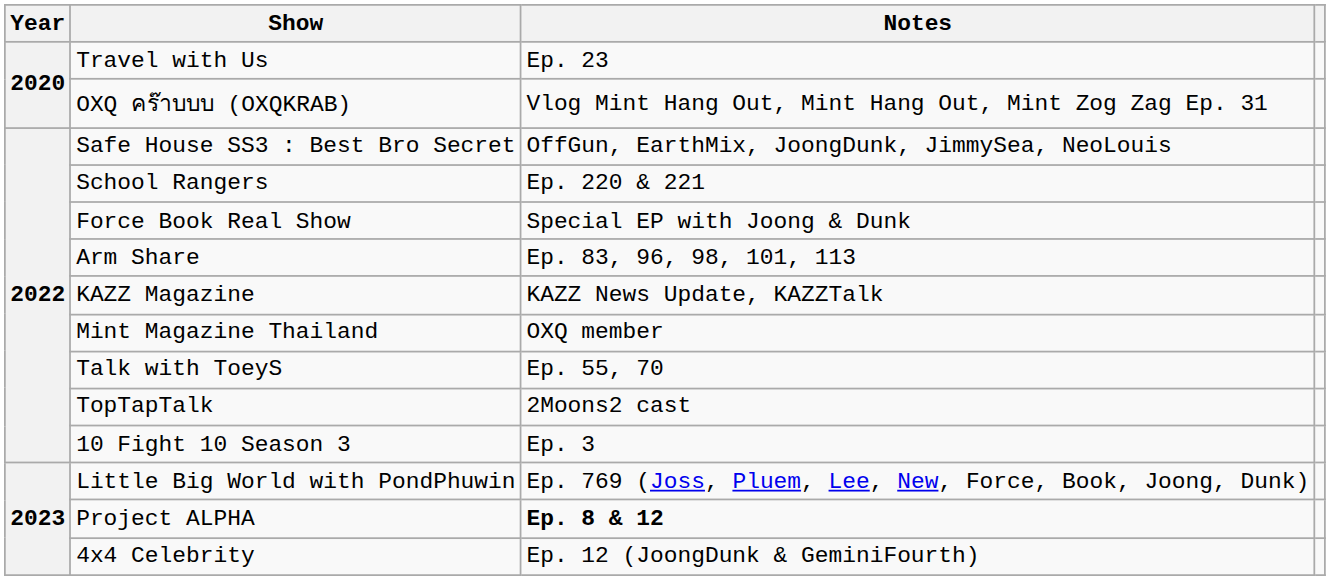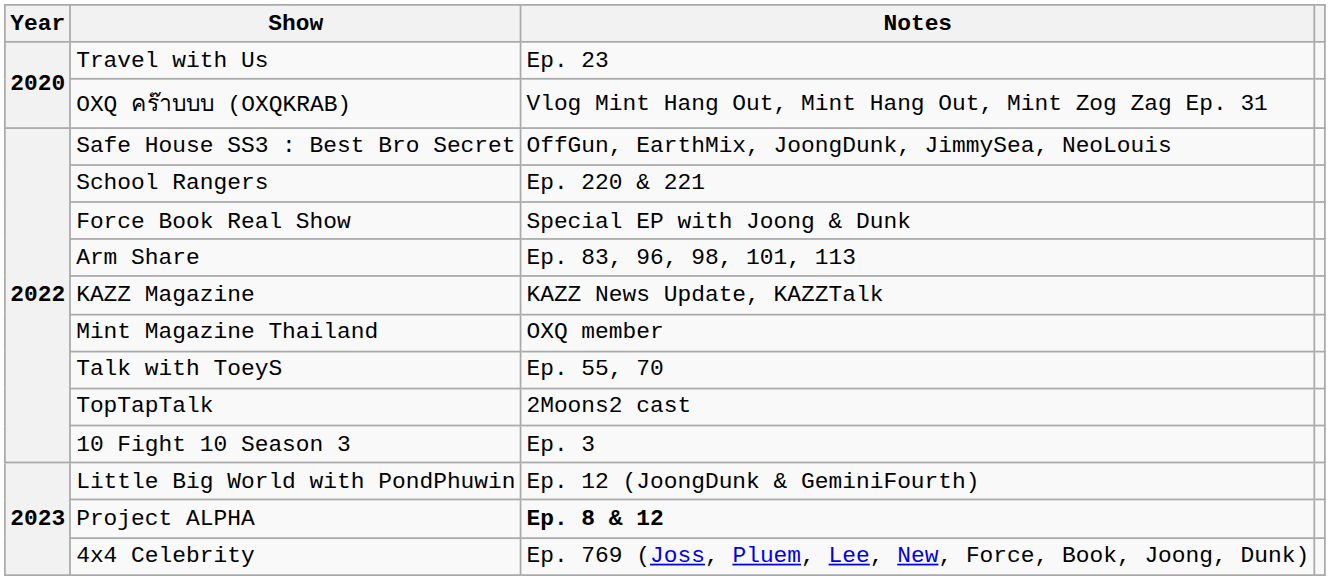(918, 482) Ep. 769 (Joss, Pluem, Lee, New, Force, Book, Joong, Dunk) -> (753, 482) Ep. 12 (JoongDunk & GeminiFourth)
(753, 556) Ep. 12 (JoongDunk & GeminiFourth) -> (918, 556) Ep. 769 (Joss, Pluem, Lee, New, Force, Book, Joong, Dunk)
